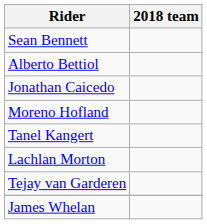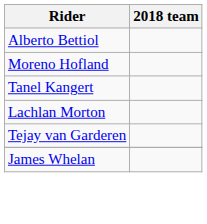- row: (48, 40)
- row: (61, 87)
